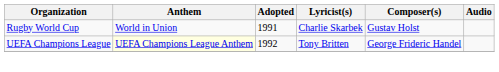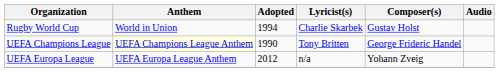(267, 28) 1991 -> (267, 28) 1994
(267, 43) 1992 -> (267, 43) 1990
+ row: (50, 59)
